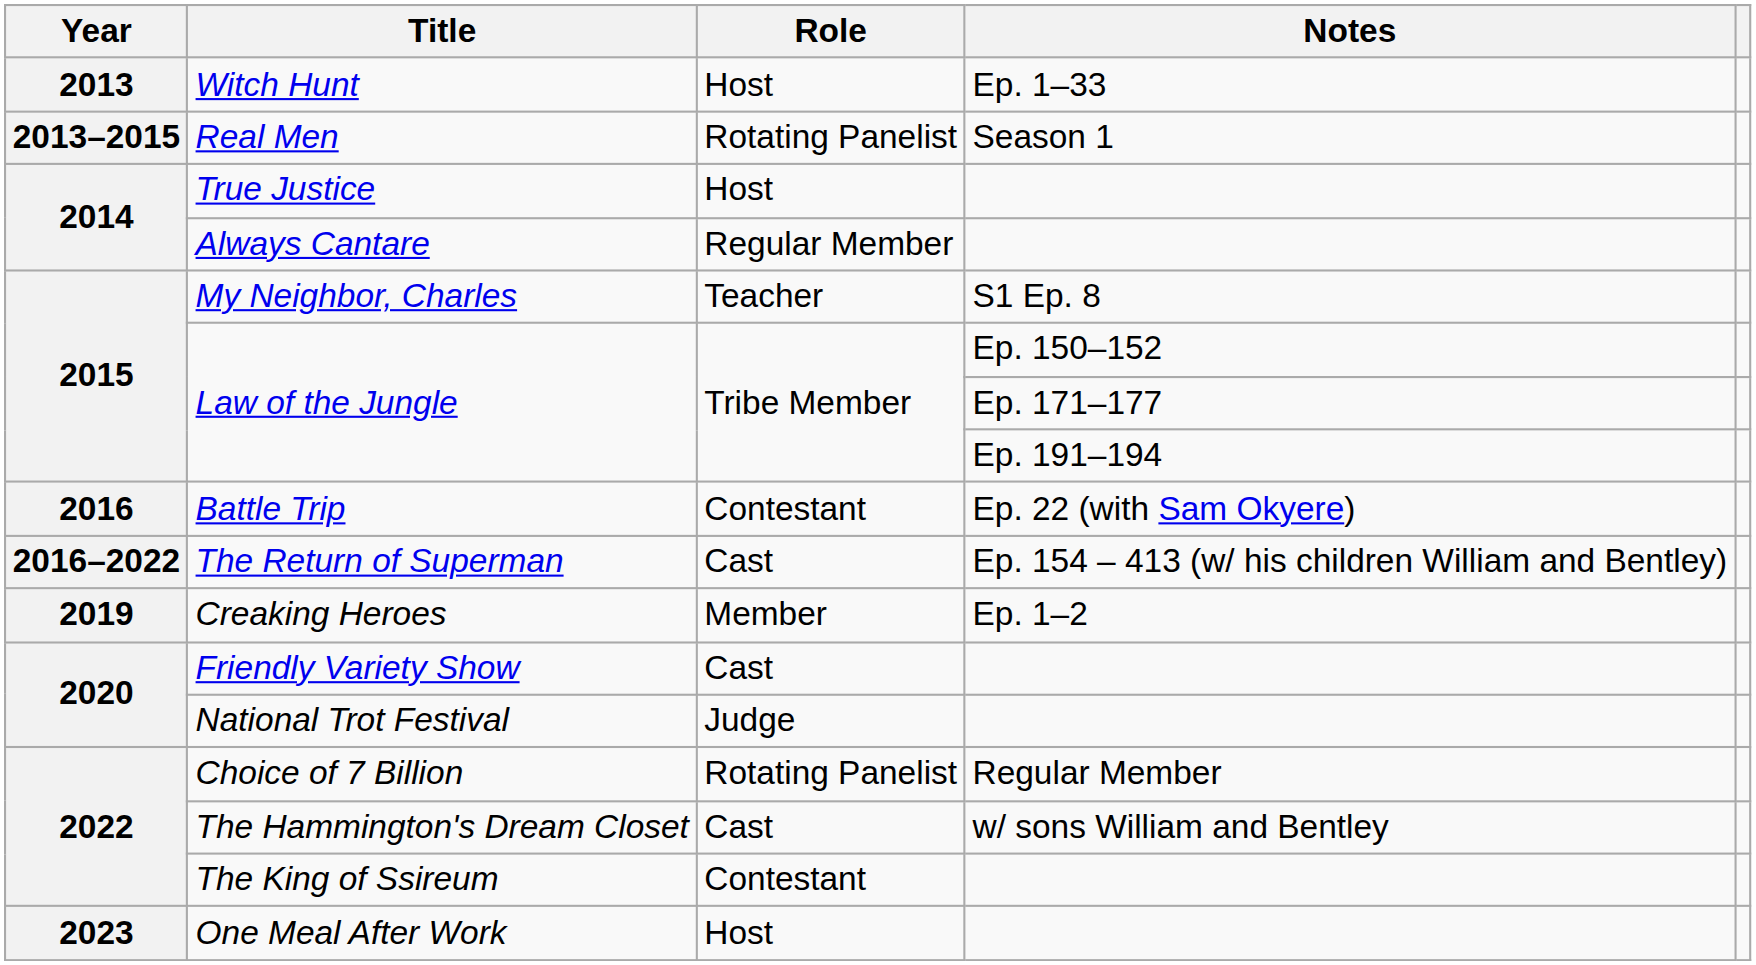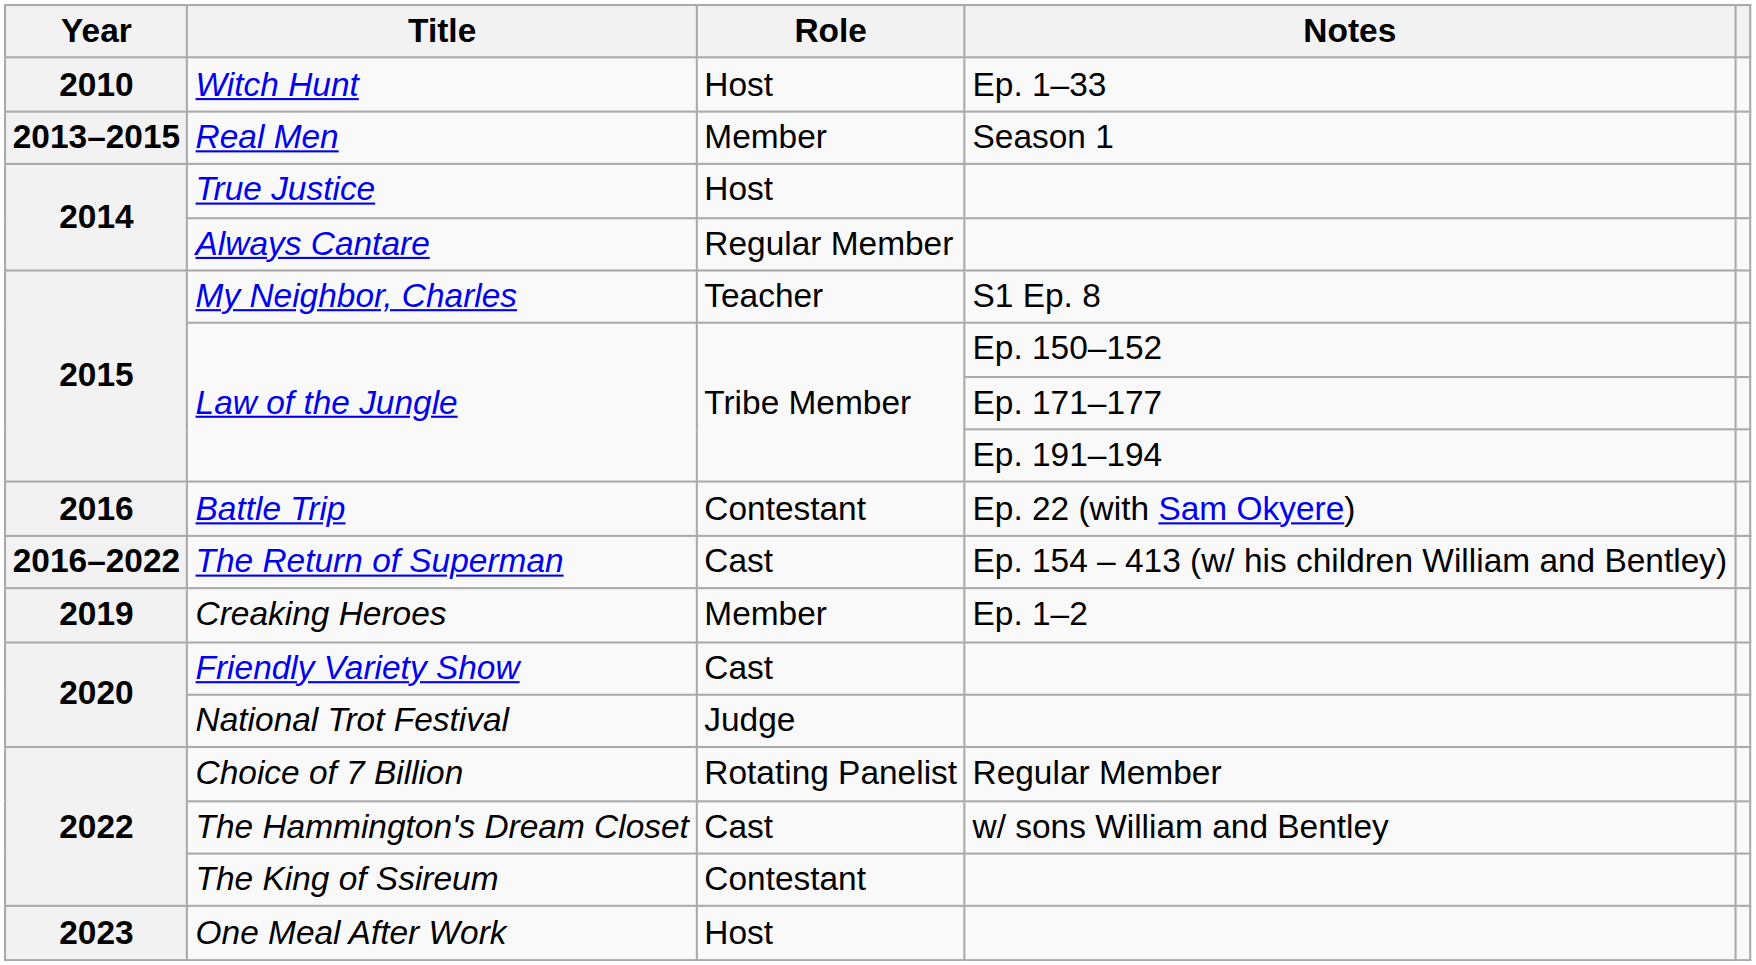(96, 84) 2013 -> (96, 84) 2010
(831, 137) Rotating Panelist -> (766, 137) Member
